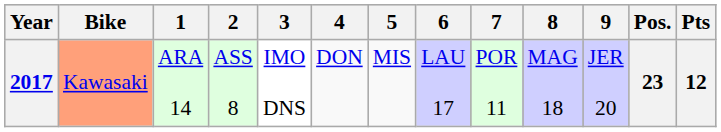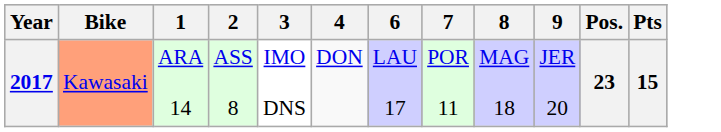- column: (392, 21)
(696, 82) 12 -> (648, 82) 15
